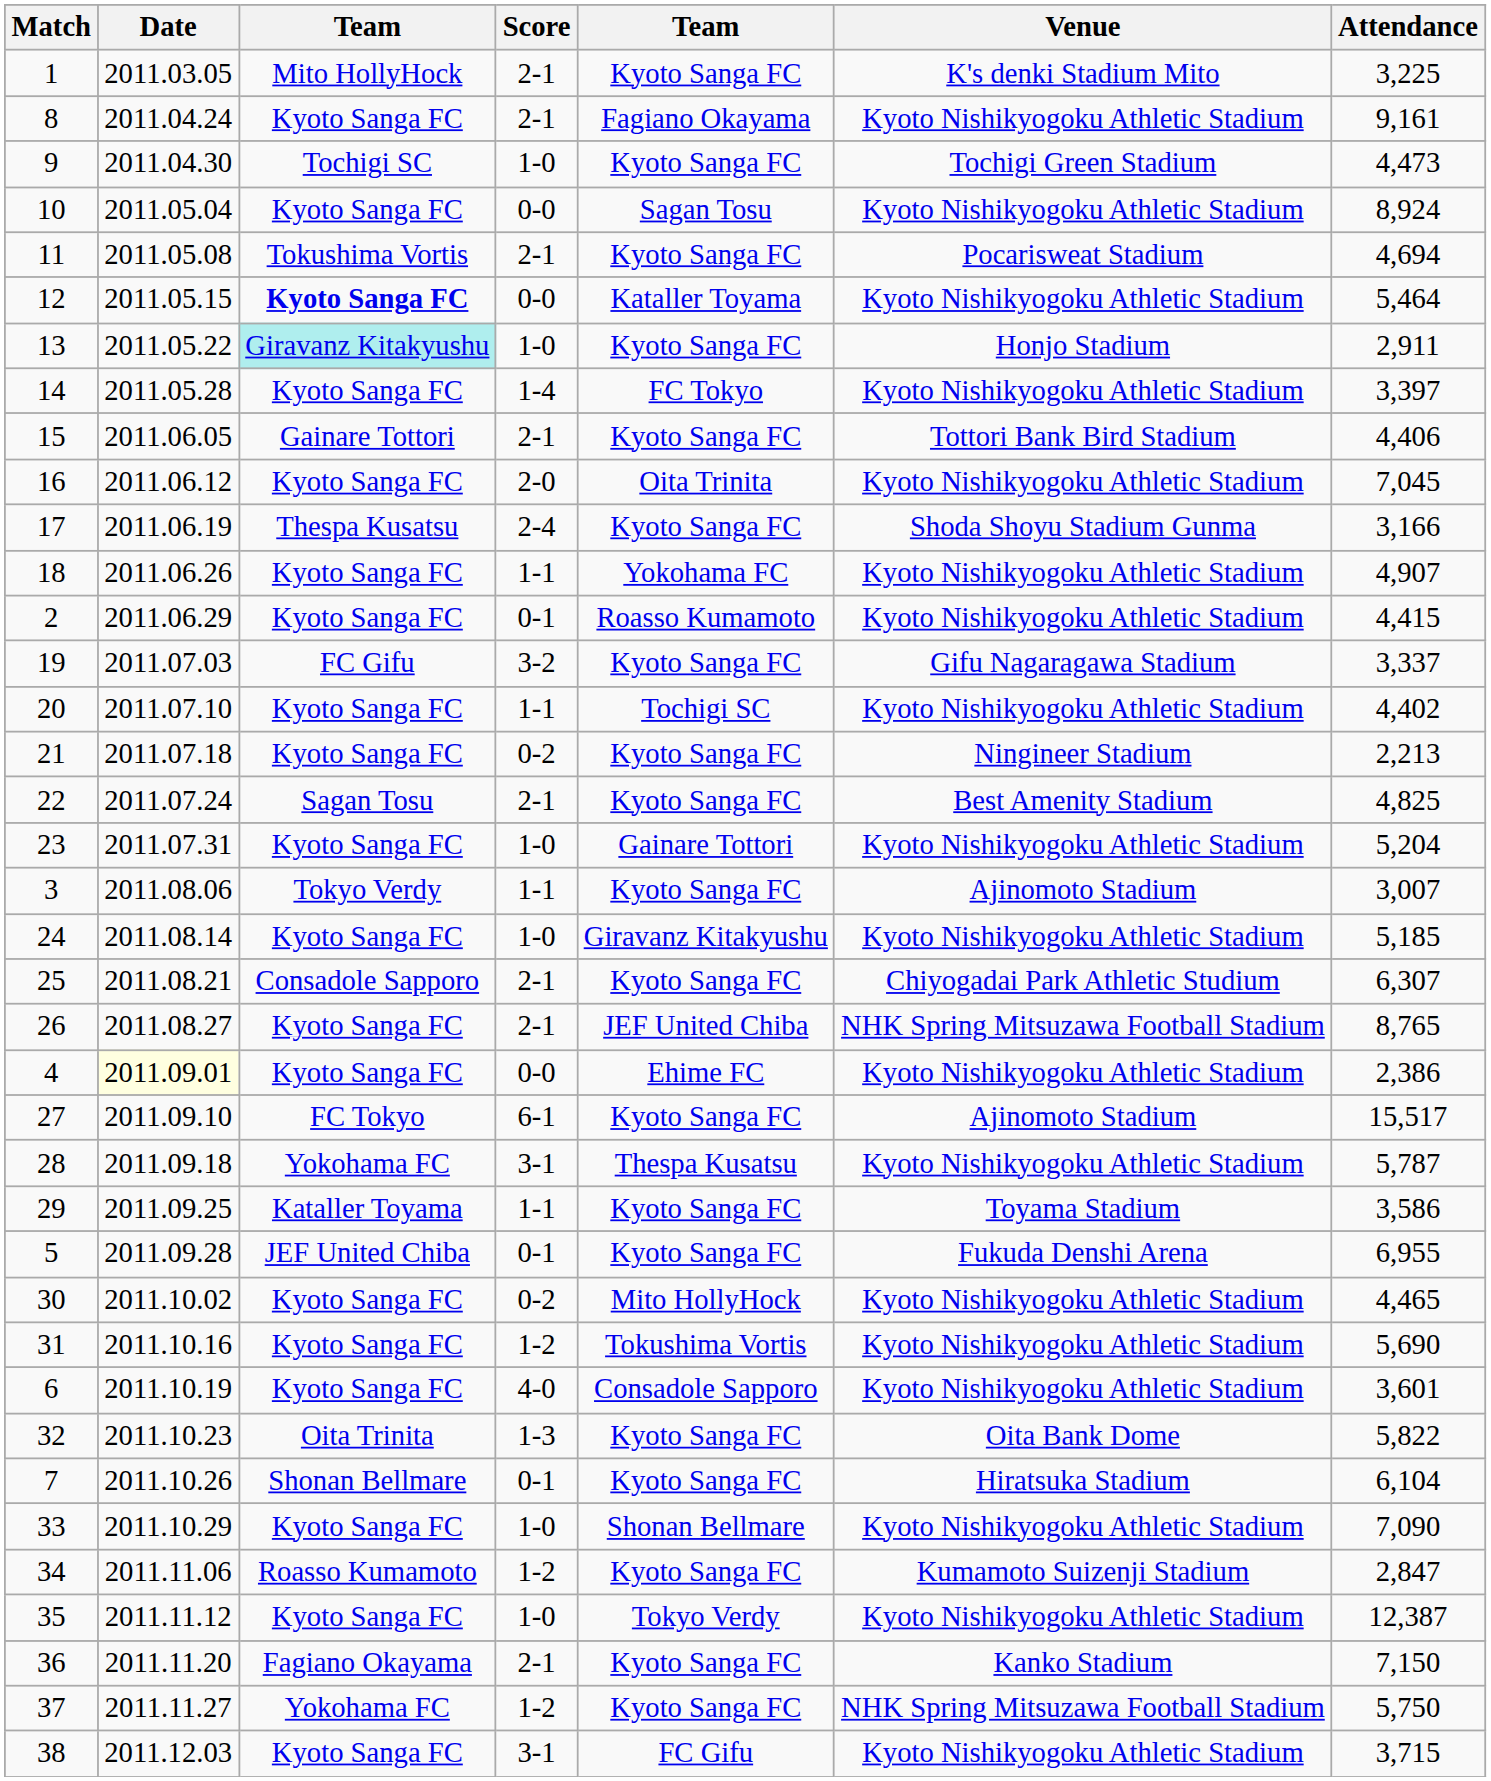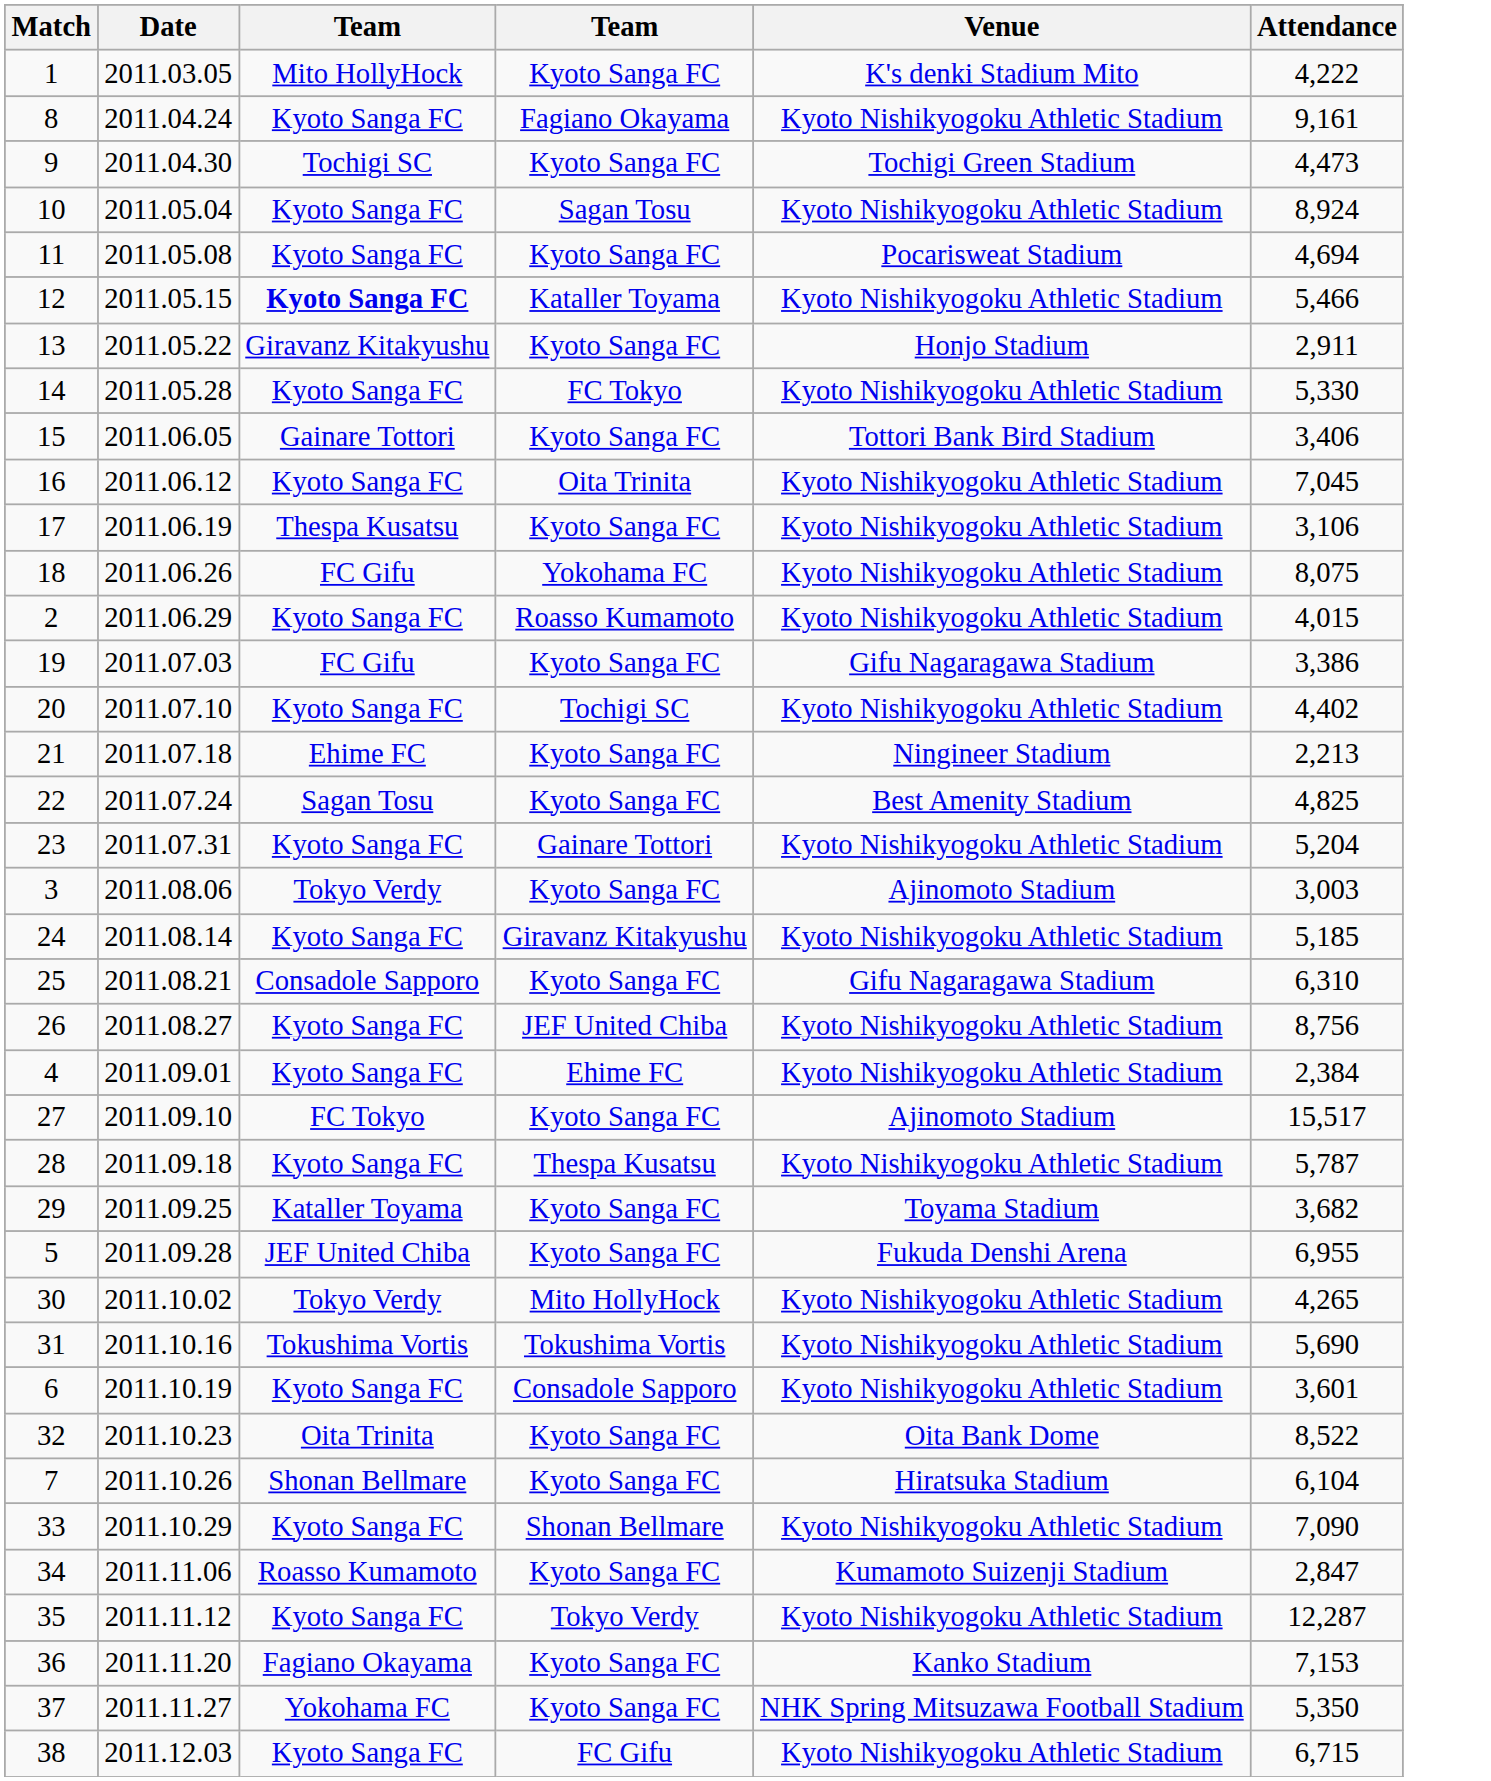- column: (537, 27)
(1408, 72) 3,225 -> (1327, 72) 4,222
(367, 254) Tokushima Vortis -> (367, 254) Kyoto Sanga FC
(1408, 299) 5,464 -> (1327, 299) 5,466
(367, 345) paleturquoise background -> (367, 345) no background
(1408, 390) 3,397 -> (1327, 390) 5,330
(1408, 436) 4,406 -> (1327, 436) 3,406
(1083, 526) Shoda Shoyu Stadium Gunma -> (1002, 526) Kyoto Nishikyogoku Athletic Stadium
(1408, 526) 3,166 -> (1327, 526) 3,106
(367, 572) Kyoto Sanga FC -> (367, 572) FC Gifu
(1408, 572) 4,907 -> (1327, 572) 8,075
(1408, 617) 4,415 -> (1327, 617) 4,015
(1408, 663) 3,337 -> (1327, 663) 3,386
(367, 753) Kyoto Sanga FC -> (367, 753) Ehime FC
(1408, 890) 3,007 -> (1327, 890) 3,003
(1083, 981) Chiyogadai Park Athletic Studium -> (1002, 981) Gifu Nagaragawa Stadium
(1408, 981) 6,307 -> (1327, 981) 6,310
(1083, 1026) NHK Spring Mitsuzawa Football Stadium -> (1002, 1026) Kyoto Nishikyogoku Athletic Stadium
(1408, 1026) 8,765 -> (1327, 1026) 8,756
(168, 1071) lightyellow background -> (168, 1071) no background
(1408, 1071) 2,386 -> (1327, 1071) 2,384
(367, 1162) Yokohama FC -> (367, 1162) Kyoto Sanga FC
(1408, 1208) 3,586 -> (1327, 1208) 3,682
(367, 1299) Kyoto Sanga FC -> (367, 1299) Tokyo Verdy
(1408, 1299) 4,465 -> (1327, 1299) 4,265
(367, 1344) Kyoto Sanga FC -> (367, 1344) Tokushima Vortis
(1408, 1435) 5,822 -> (1327, 1435) 8,522
(1408, 1616) 12,387 -> (1327, 1616) 12,287
(1408, 1662) 7,150 -> (1327, 1662) 7,153
(1408, 1707) 5,750 -> (1327, 1707) 5,350
(1408, 1753) 3,715 -> (1327, 1753) 6,715
